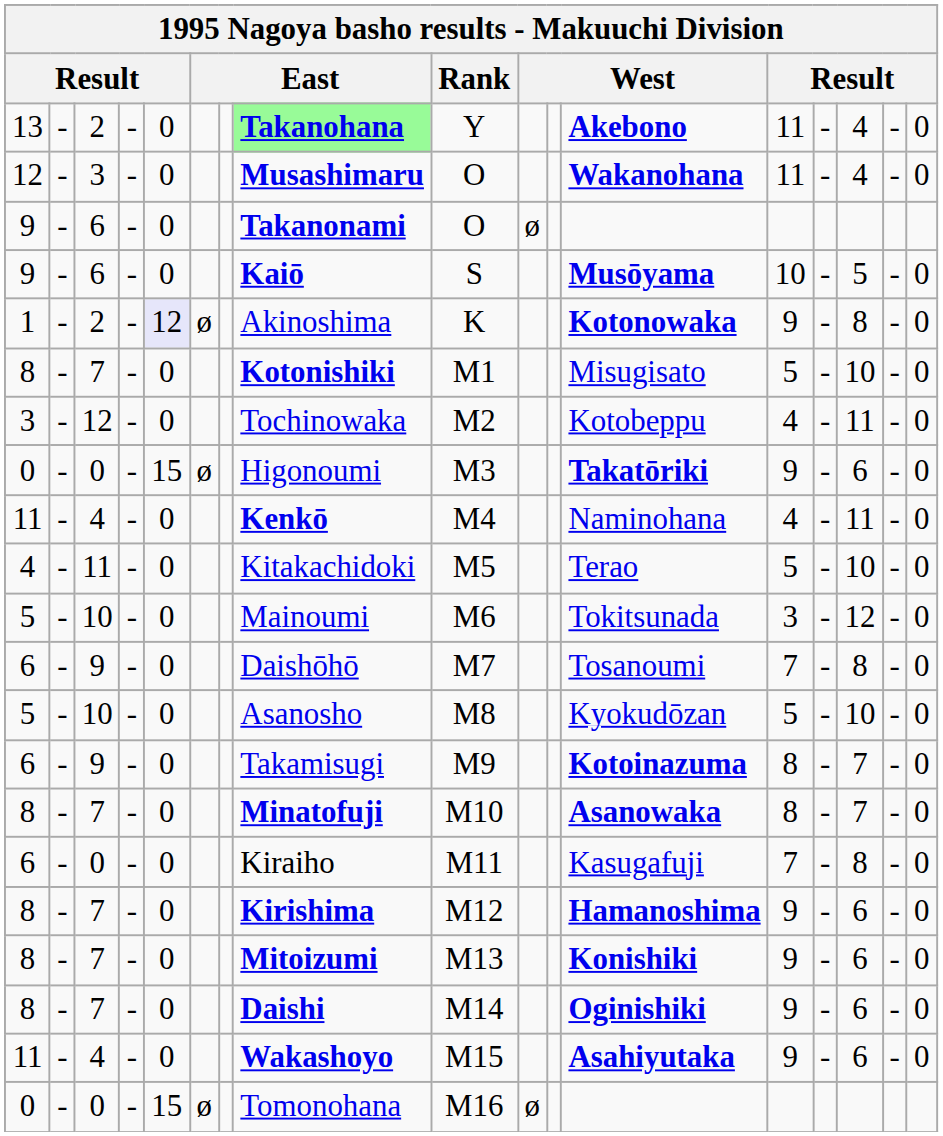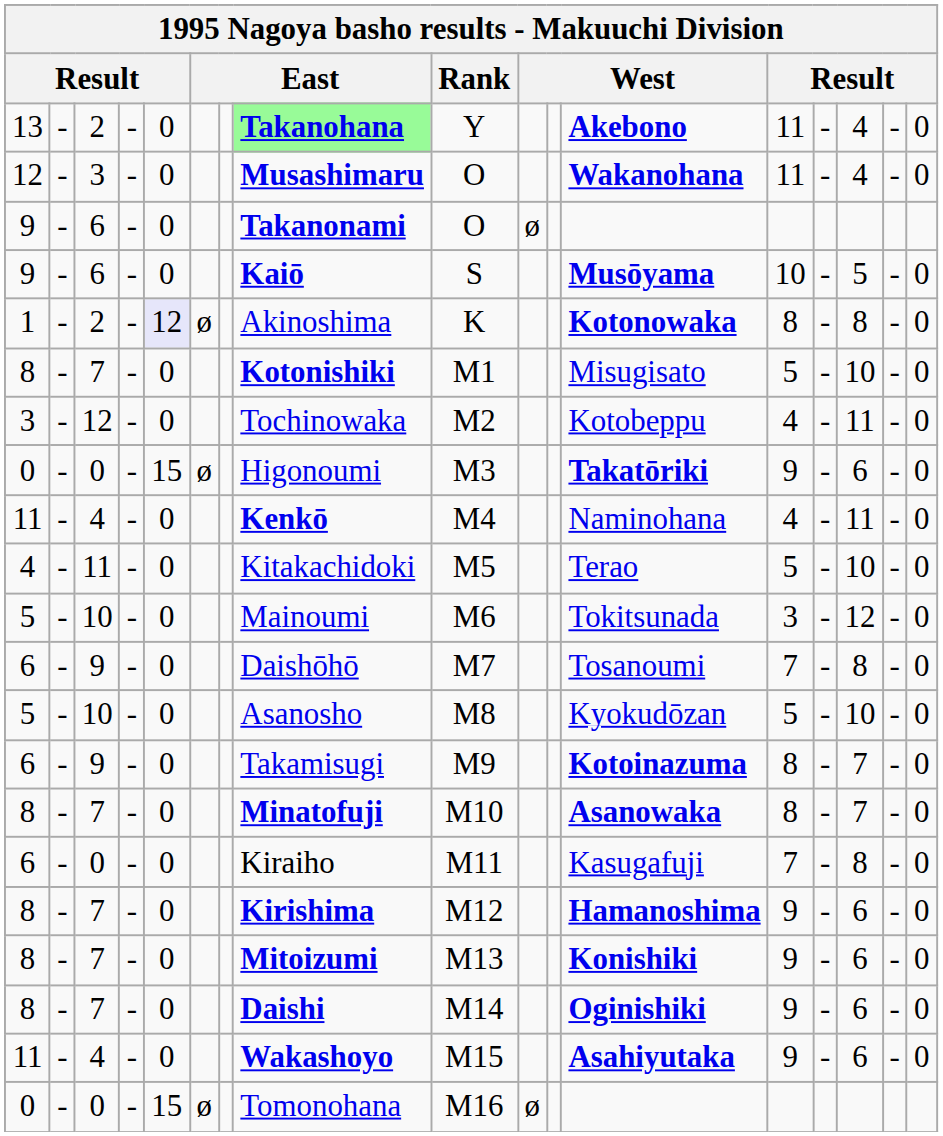(790, 322) 9 -> (790, 322) 8
